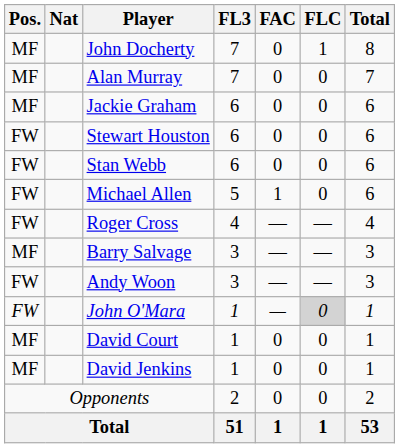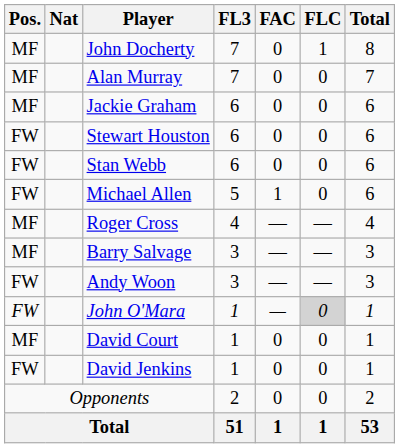(25, 223) FW -> (25, 223) MF
(25, 369) MF -> (25, 369) FW
